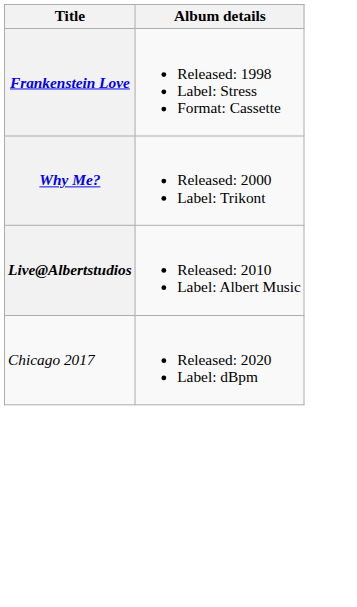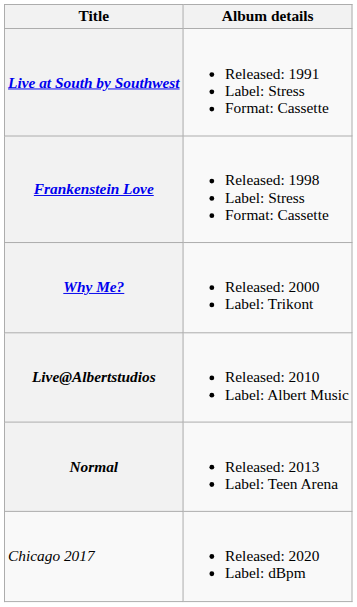+ row: (94, 82)
+ row: (94, 466)
